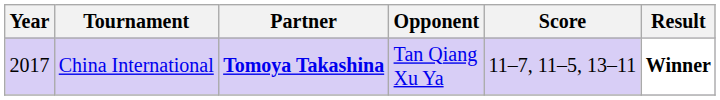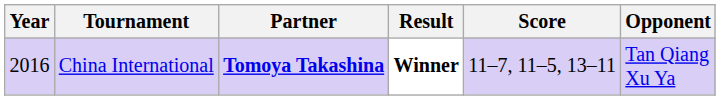columns swapped: (436, 21) <-> (678, 21)
(29, 66) 2017 -> (29, 66) 2016
